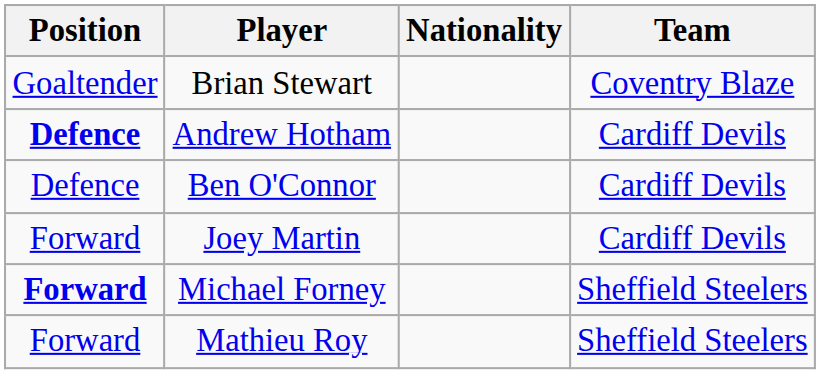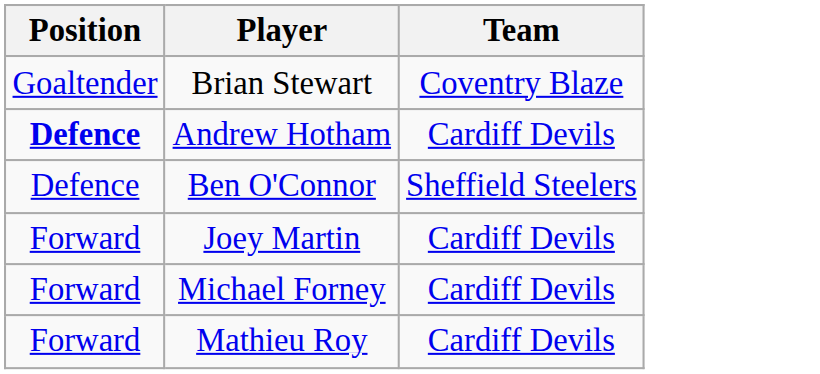- column: (484, 30)
(692, 185) Cardiff Devils -> (521, 185) Sheffield Steelers
(85, 289) bold -> (85, 289) normal
(692, 289) Sheffield Steelers -> (521, 289) Cardiff Devils
(692, 340) Sheffield Steelers -> (521, 340) Cardiff Devils
